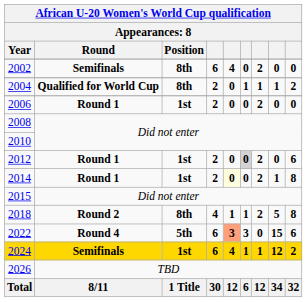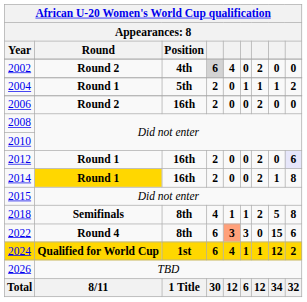(98, 68) Semifinals -> (98, 68) Round 2
(184, 68) 8th -> (184, 68) 4th
(215, 68) no background -> (215, 68) lightgrey background
(98, 86) Qualified for World Cup -> (98, 86) Round 1
(184, 86) 8th -> (184, 86) 5th
(98, 104) Round 1 -> (98, 104) Round 2
(184, 104) 1st -> (184, 104) 16th
(184, 159) 1st -> (184, 159) 16th
(246, 159) lightgrey background -> (246, 159) no background
(293, 159) no background -> (293, 159) lavender background
(98, 178) no background -> (98, 178) gold background
(184, 178) 1st -> (184, 178) 16th
(232, 178) lightyellow background -> (232, 178) no background
(98, 214) Round 2 -> (98, 214) Semifinals
(184, 232) 5th -> (184, 232) 8th
(98, 251) Semifinals -> (98, 251) Qualified for World Cup
